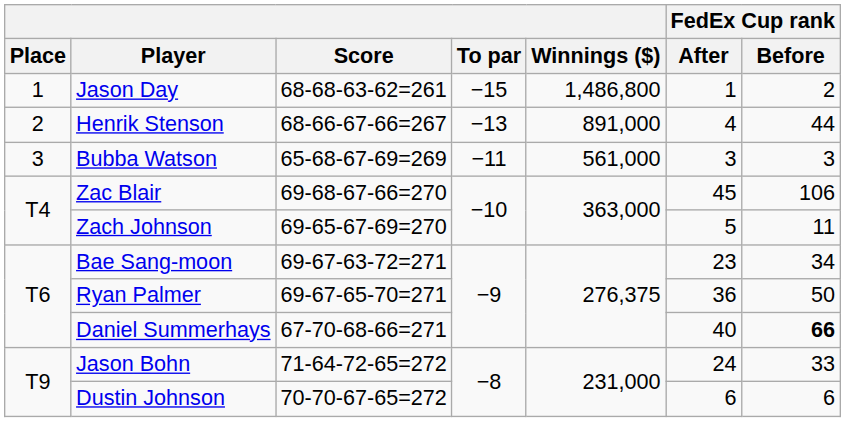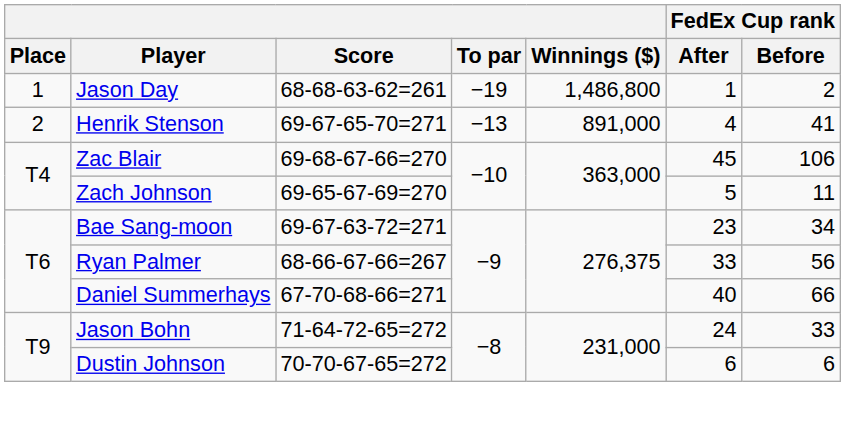(489, 90) −15 -> (489, 90) −19
(364, 124) 68-66-67-66=267 -> (364, 124) 69-67-65-70=271
(823, 124) 44 -> (823, 124) 41
- row: (146, 158)
(364, 295) 69-67-65-70=271 -> (364, 261) 68-66-67-66=267
(724, 295) 36 -> (724, 261) 33
(823, 295) 50 -> (823, 261) 56
(823, 329) bold -> (823, 295) normal
